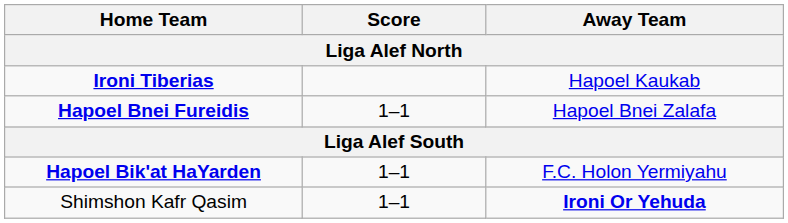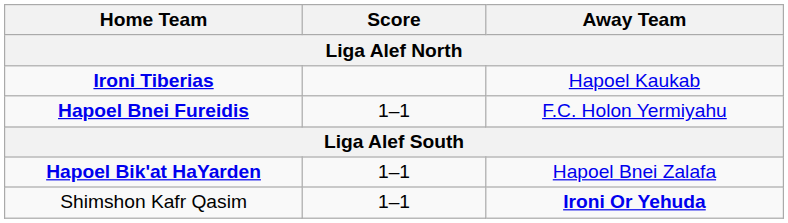(634, 111) Hapoel Bnei Zalafa -> (634, 111) F.C. Holon Yermiyahu
(634, 171) F.C. Holon Yermiyahu -> (634, 171) Hapoel Bnei Zalafa
